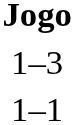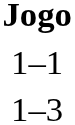rows swapped: (37, 62) <-> (37, 109)
